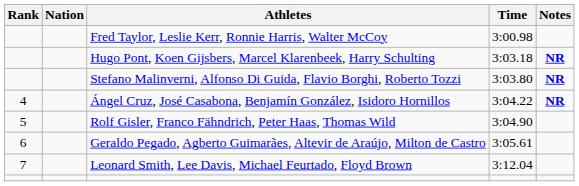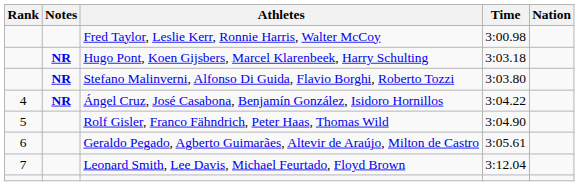columns swapped: (65, 15) <-> (555, 15)
